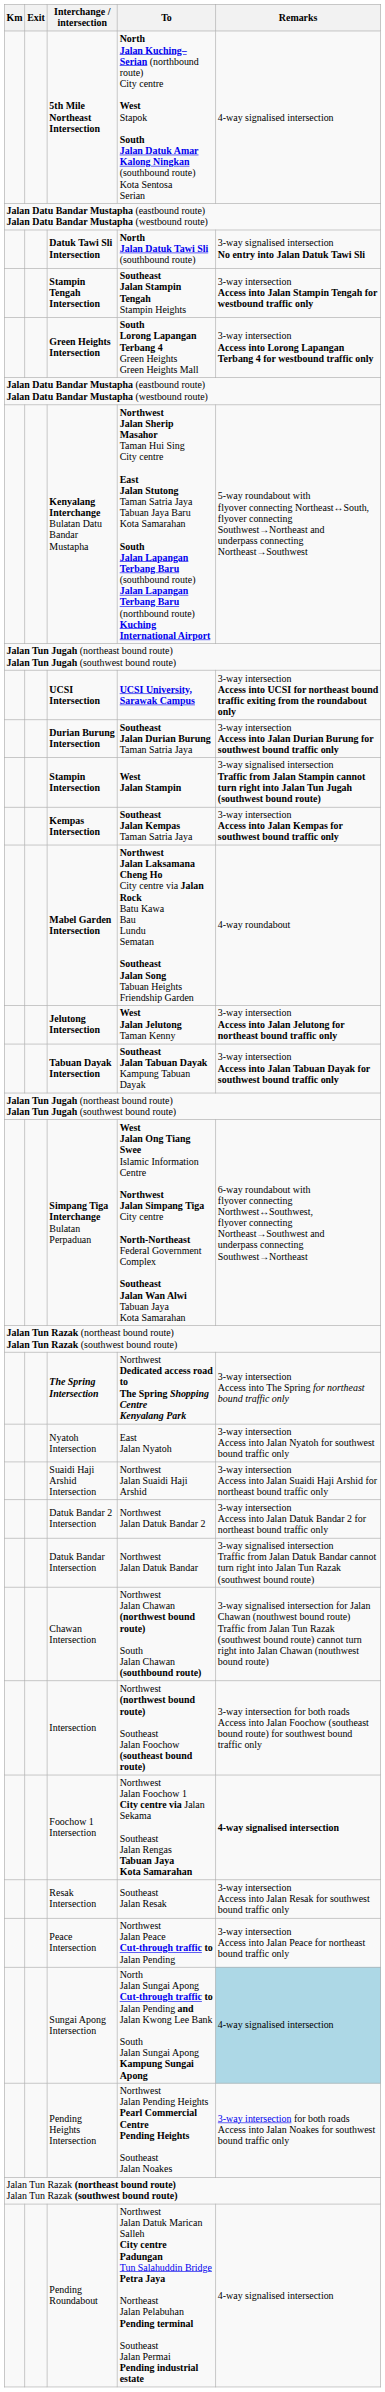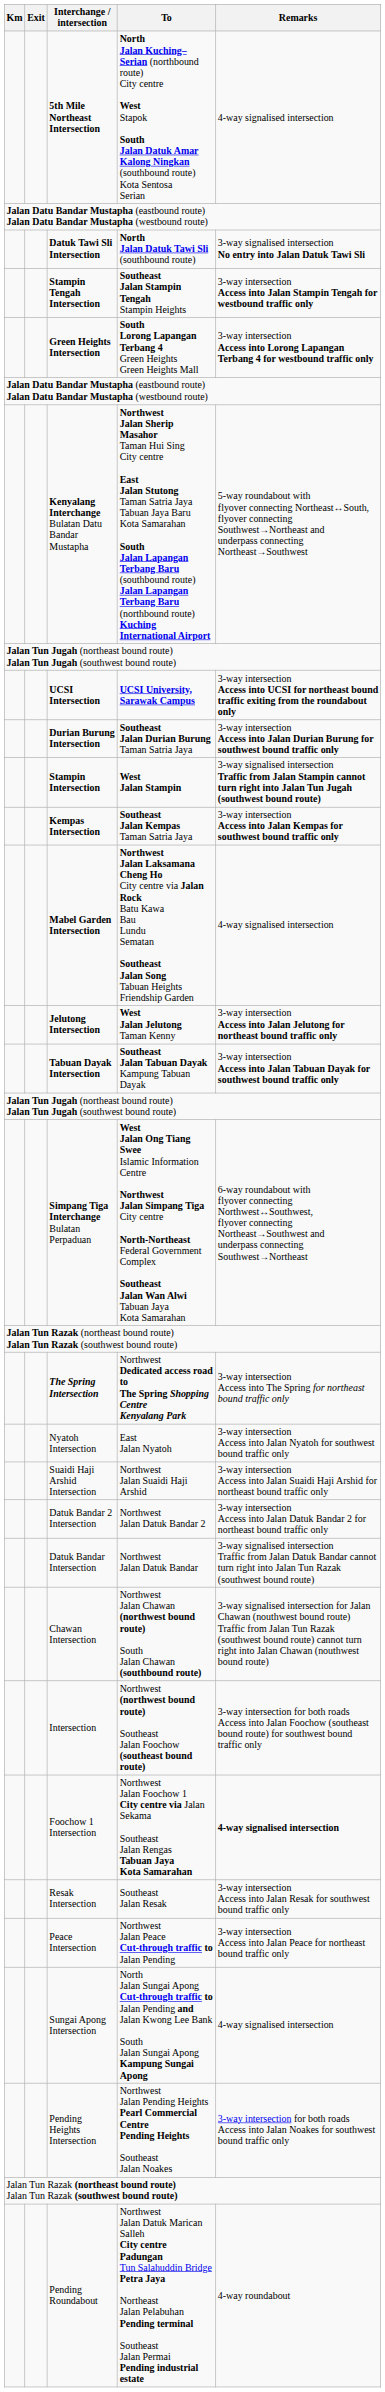(254, 925) 4-way roundabout -> (276, 925) 4-way signalised intersection
(276, 2025) lightblue background -> (276, 2025) no background
(276, 2295) 4-way signalised intersection -> (254, 2295) 4-way roundabout
